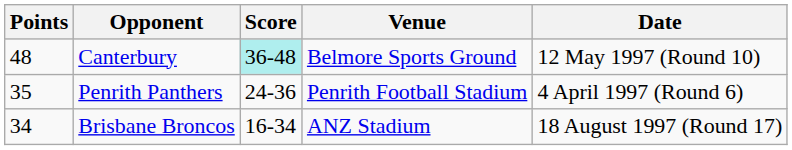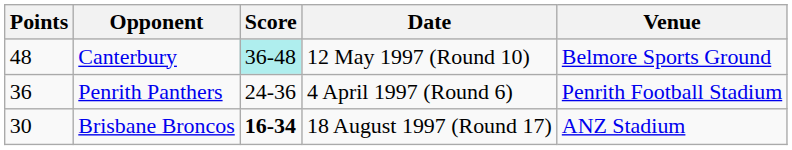columns swapped: (660, 21) <-> (417, 21)
(21, 91) 35 -> (21, 91) 36
(21, 126) 34 -> (21, 126) 30
(270, 126) normal -> (270, 126) bold
